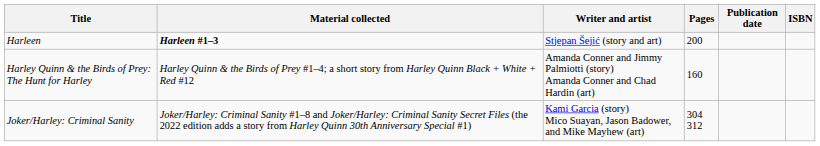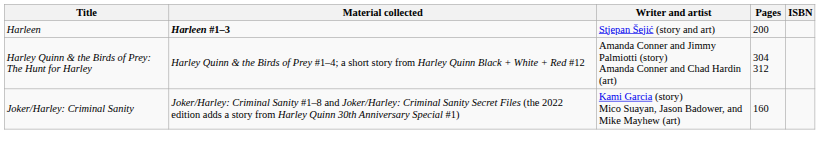- column: (752, 18)
(695, 74) 160 -> (761, 63) 304 312
(695, 120) 304 312 -> (761, 109) 160
